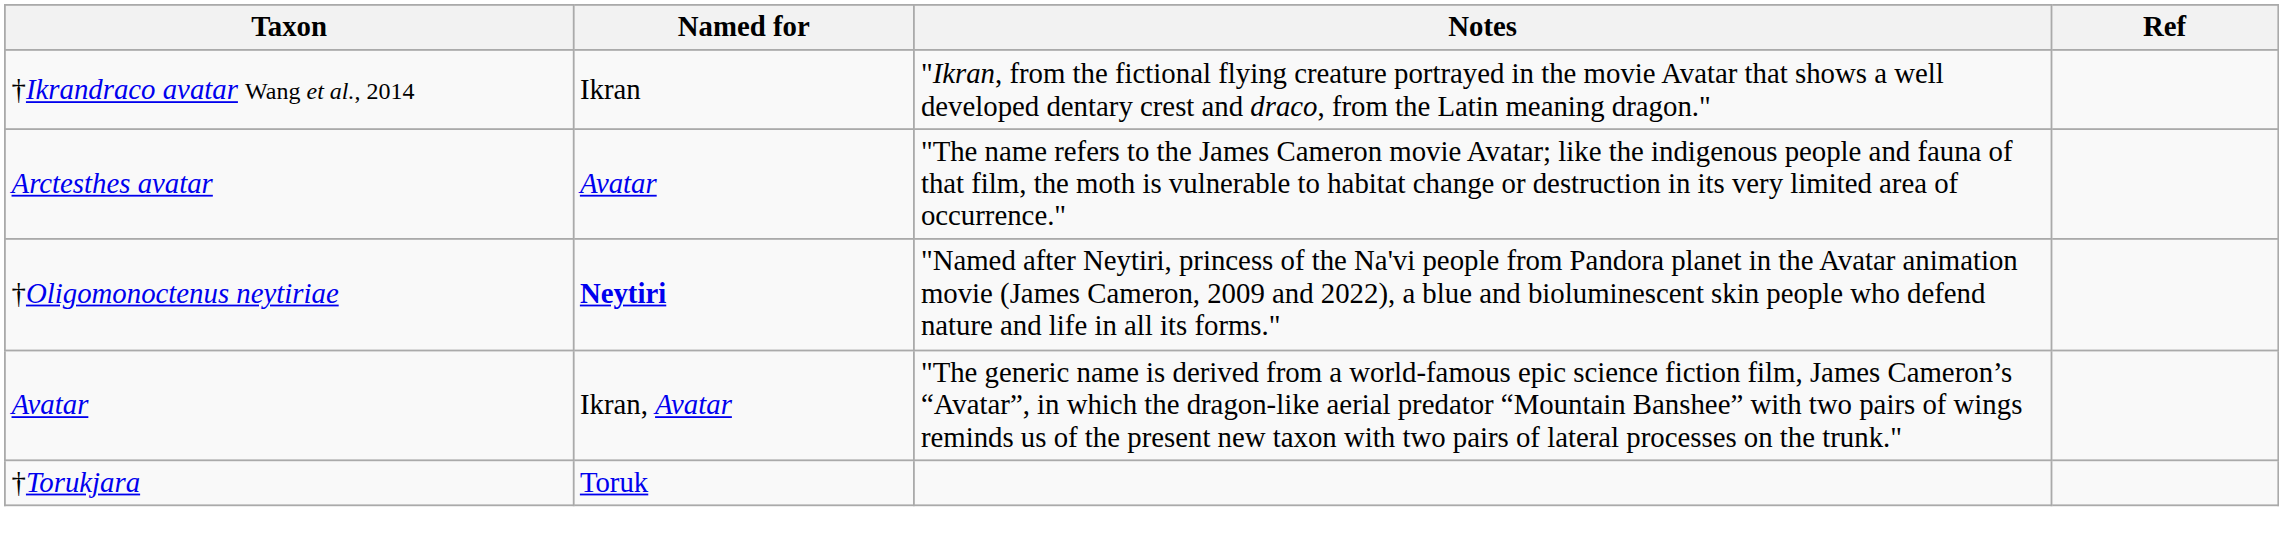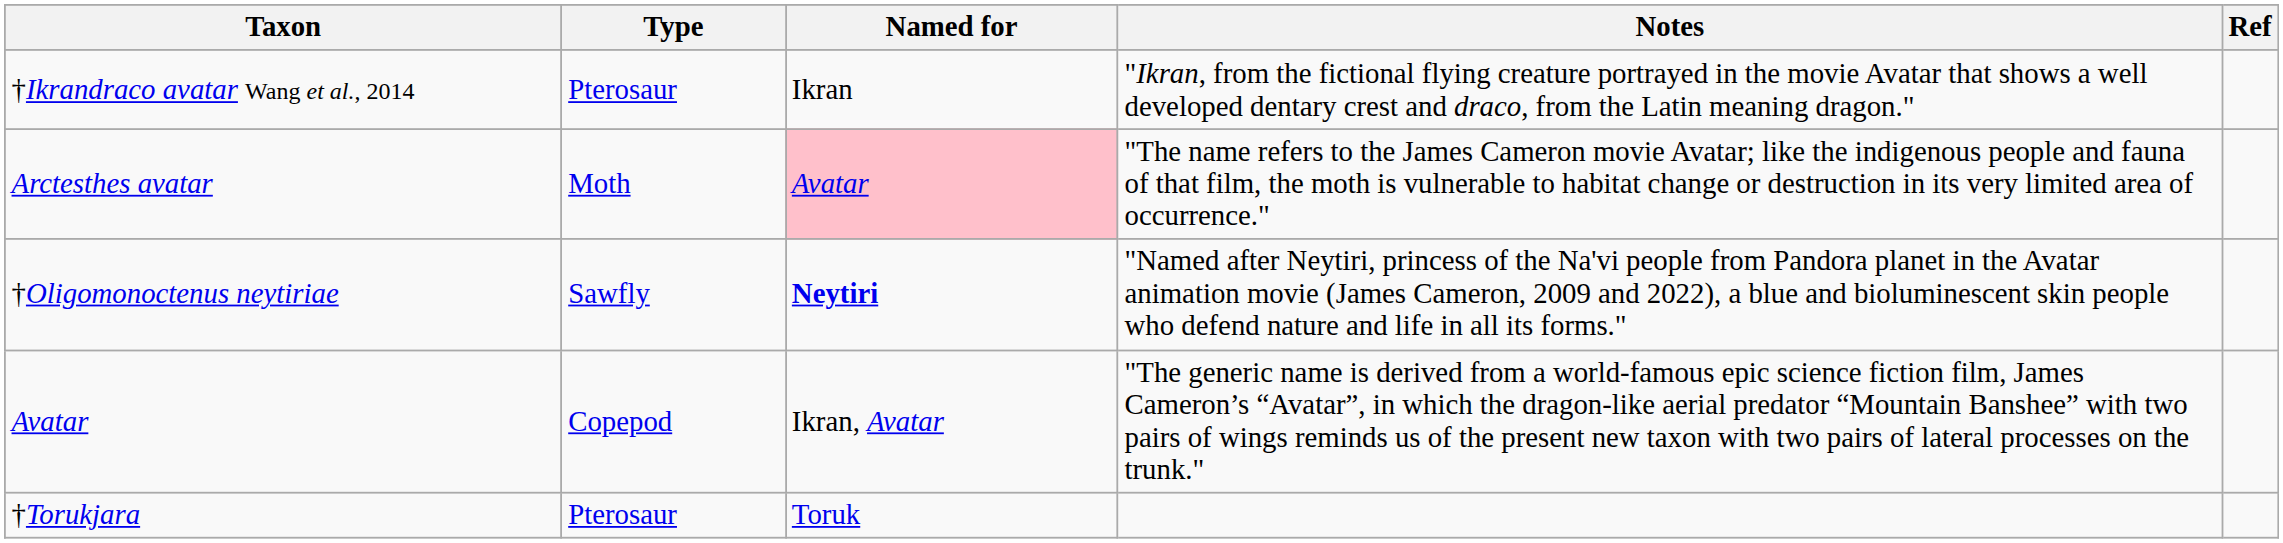+ column: (673, 27)
(618, 183) no background -> (830, 183) pink background
